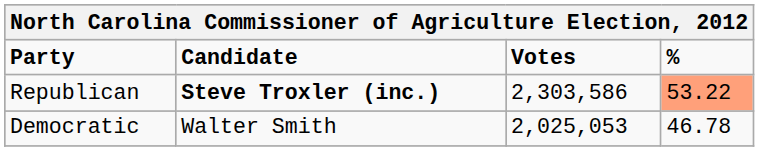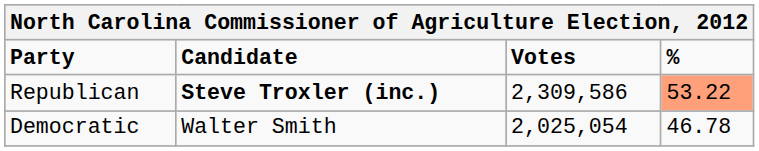(569, 93) 2,303,586 -> (569, 93) 2,309,586
(569, 128) 2,025,053 -> (569, 128) 2,025,054
